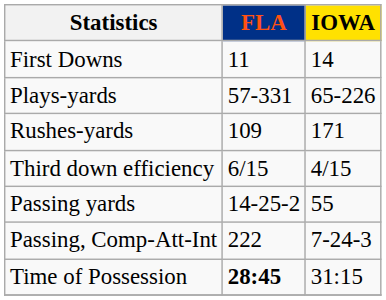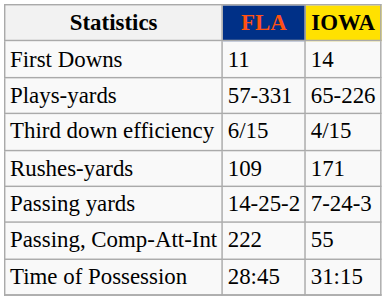rows swapped: (112, 167) <-> (72, 131)
(322, 204) 55 -> (341, 204) 7-24-3
(341, 240) 7-24-3 -> (322, 240) 55
(254, 276) bold -> (254, 276) normal
